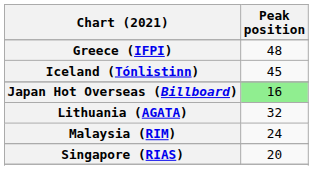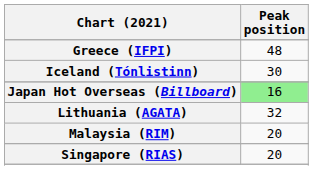(274, 71) 45 -> (274, 71) 30
(274, 133) 24 -> (274, 133) 20
